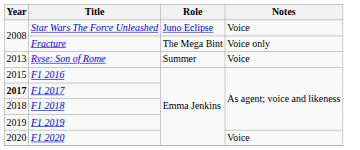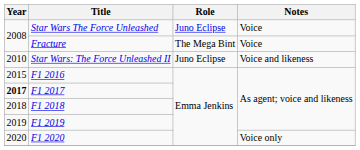(249, 43) Voice only -> (251, 43) Voice
+ row: (101, 59)
- row: (68, 59)
(239, 138) Voice -> (261, 138) Voice only
